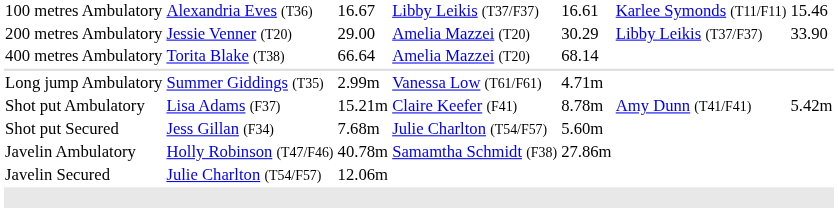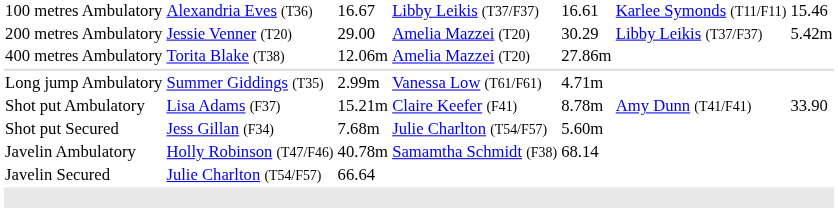(809, 33) 33.90 -> (811, 33) 5.42m
(356, 56) 66.64 -> (363, 56) 12.06m
(580, 56) 68.14 -> (586, 56) 27.86m
(811, 106) 5.42m -> (809, 106) 33.90
(586, 151) 27.86m -> (580, 151) 68.14
(363, 174) 12.06m -> (356, 174) 66.64
